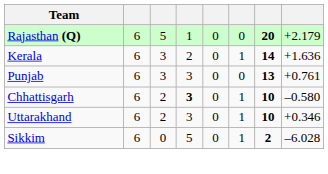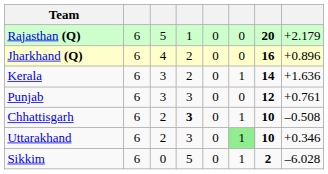+ row: (45, 55)
(268, 76) 13 -> (268, 96) 12
(302, 96) –0.580 -> (302, 117) –0.508
(242, 117) no background -> (242, 138) lightgreen background
